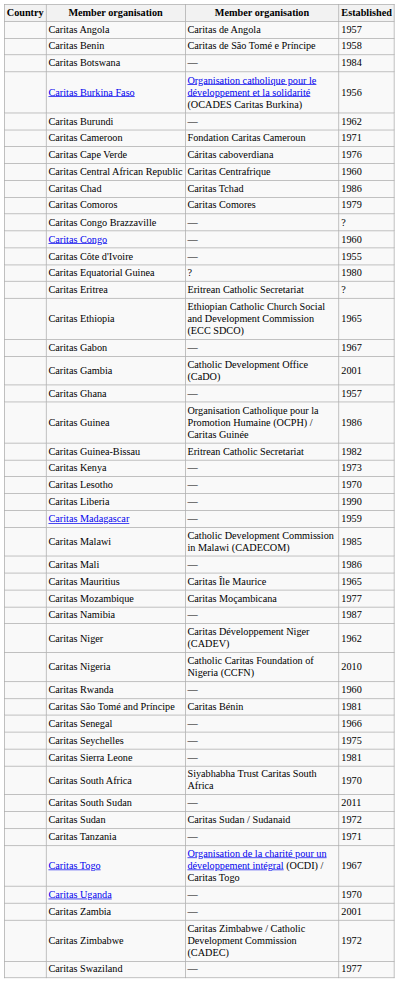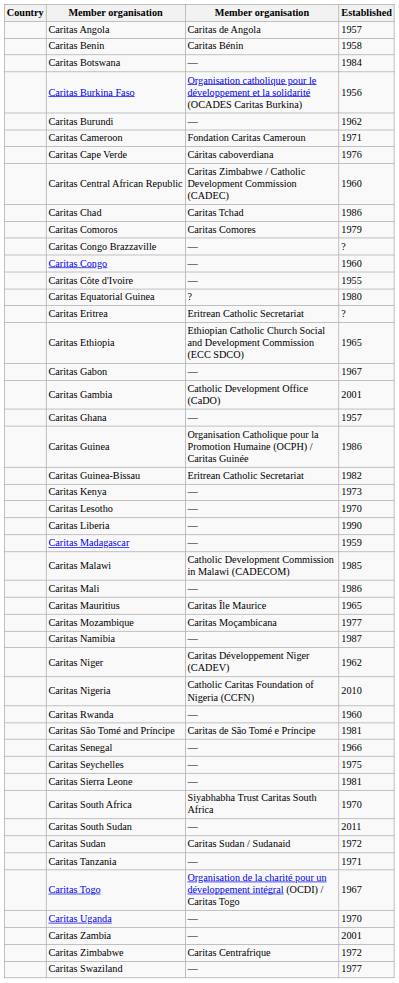(252, 47) Caritas de São Tomé e Príncipe -> (215, 47) Caritas Bénin
(229, 172) Caritas Centrafrique -> (246, 184) Caritas Zimbabwe / Catholic Development Commission (CADEC)
(215, 707) Caritas Bénin -> (252, 731) Caritas de São Tomé e Príncipe
(246, 941) Caritas Zimbabwe / Catholic Development Commission (CADEC) -> (229, 953) Caritas Centrafrique
